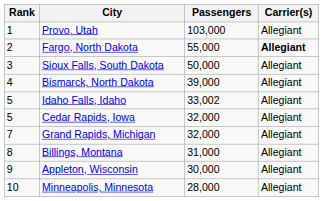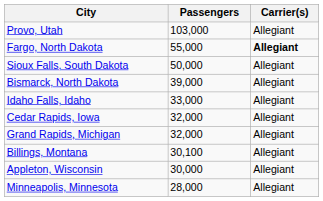- column: (22, 13)
(203, 100) 33,002 -> (186, 100) 33,000
(203, 152) 31,000 -> (186, 152) 30,100
